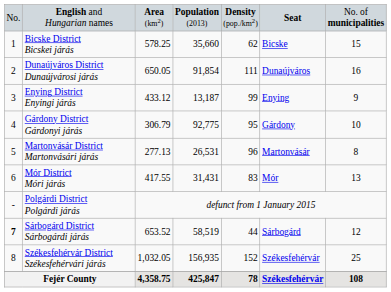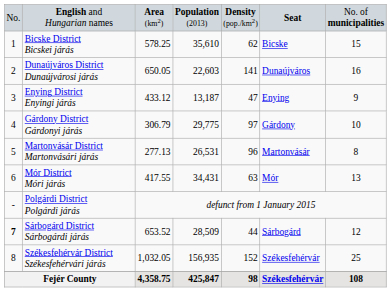(206, 44) 35,660 -> (206, 44) 35,610
(206, 71) 91,854 -> (206, 71) 22,603
(251, 71) 111 -> (251, 71) 141
(253, 98) 99 -> (253, 98) 47
(206, 124) 92,775 -> (206, 124) 29,775
(253, 124) 95 -> (253, 124) 97
(206, 178) 31,431 -> (206, 178) 34,431
(253, 178) 83 -> (253, 178) 63
(206, 231) 58,519 -> (206, 231) 28,509
(253, 279) 78 -> (253, 279) 98
